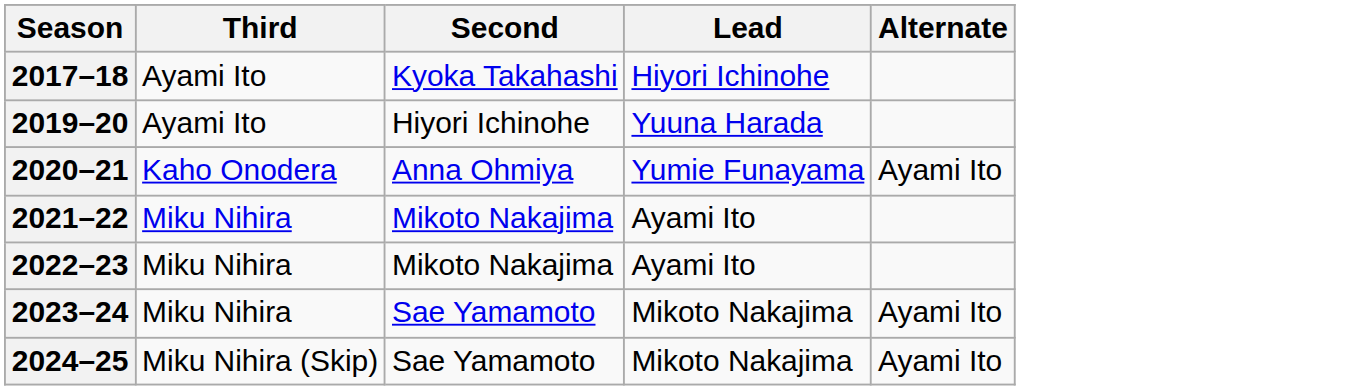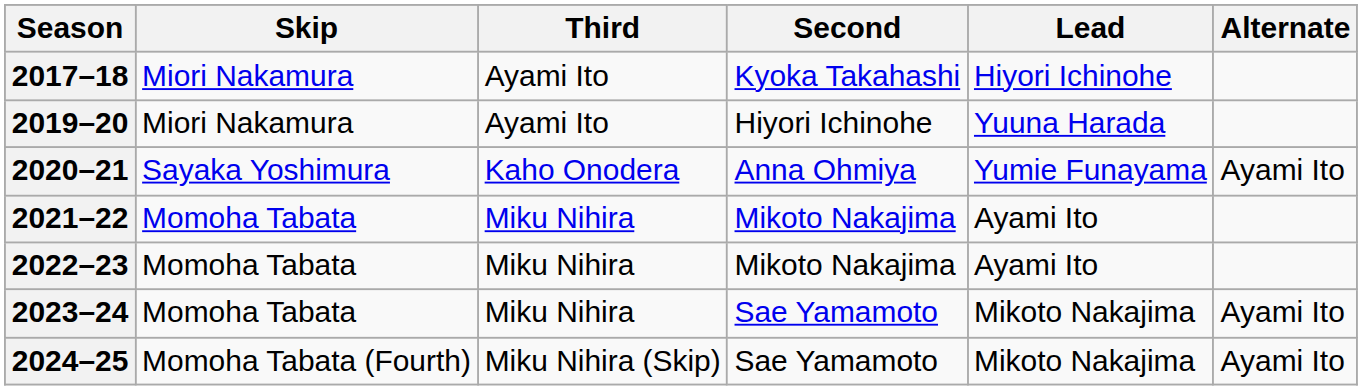+ column: (306, 28)
